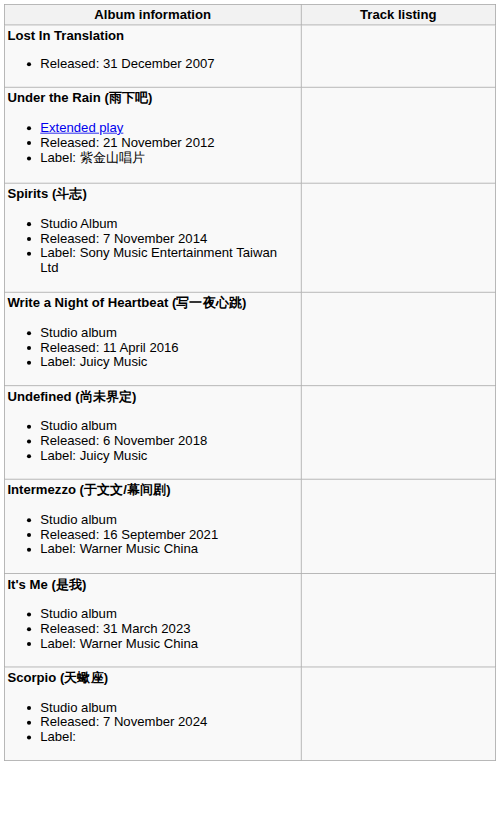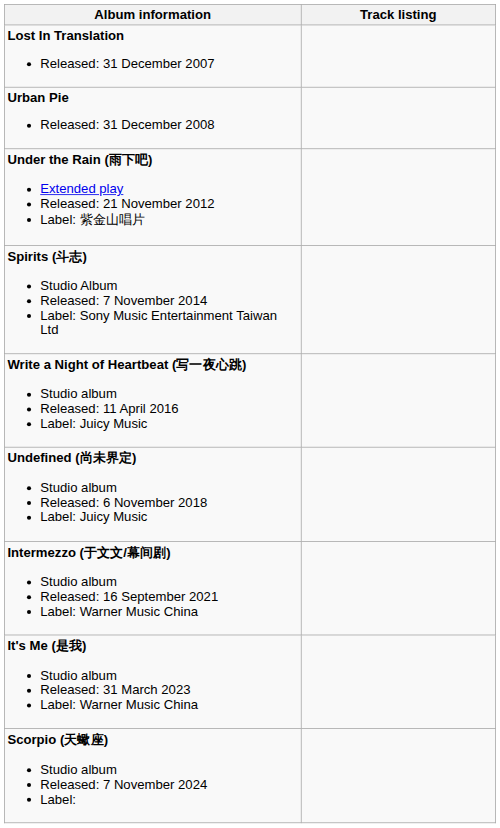+ row: (153, 111)
